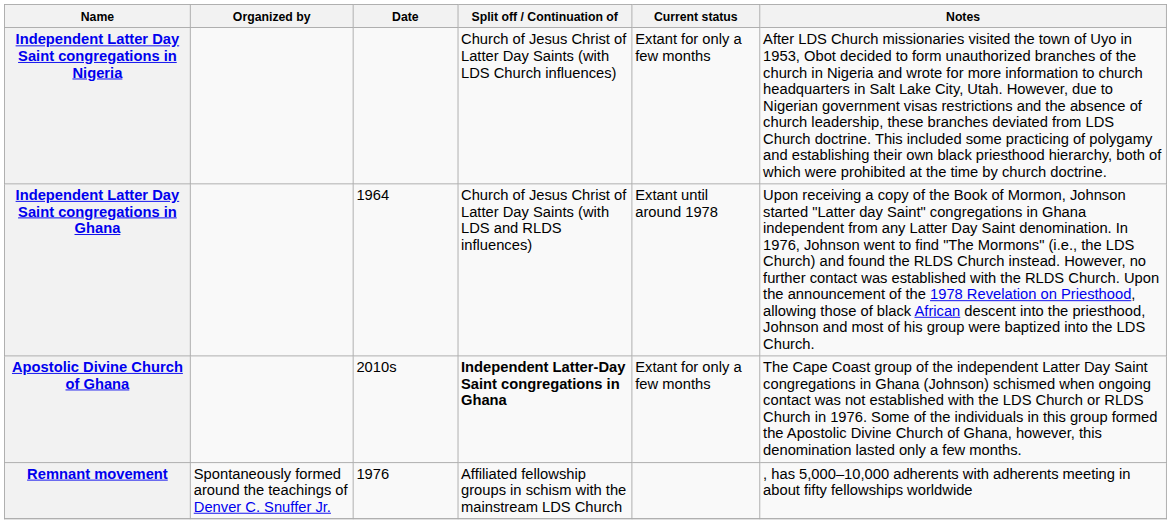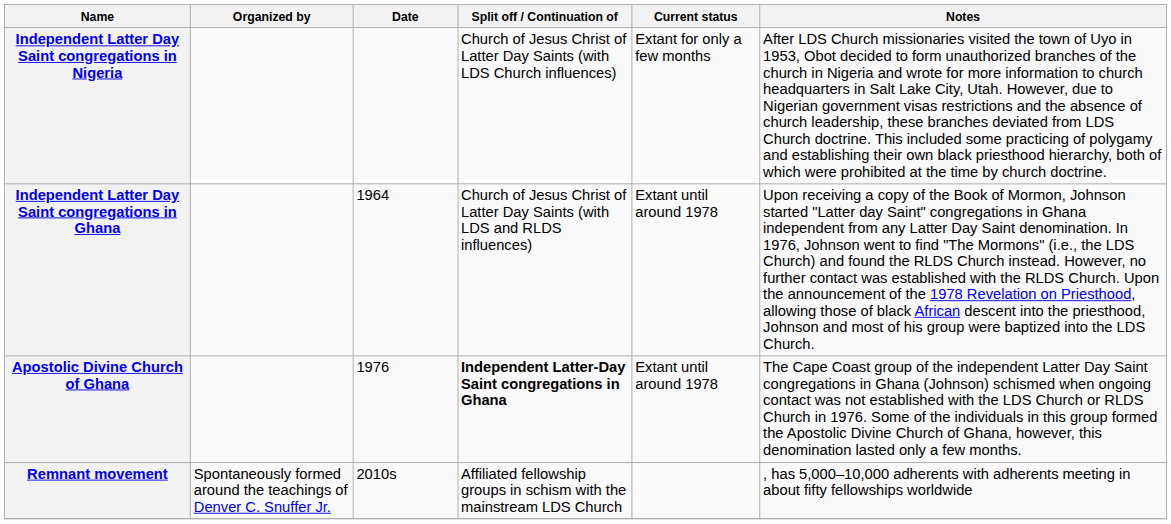(376, 367) 2010s -> (373, 367) 1976
(688, 376) Extant for only a few months -> (677, 376) Extant until around 1978
(373, 473) 1976 -> (376, 473) 2010s
